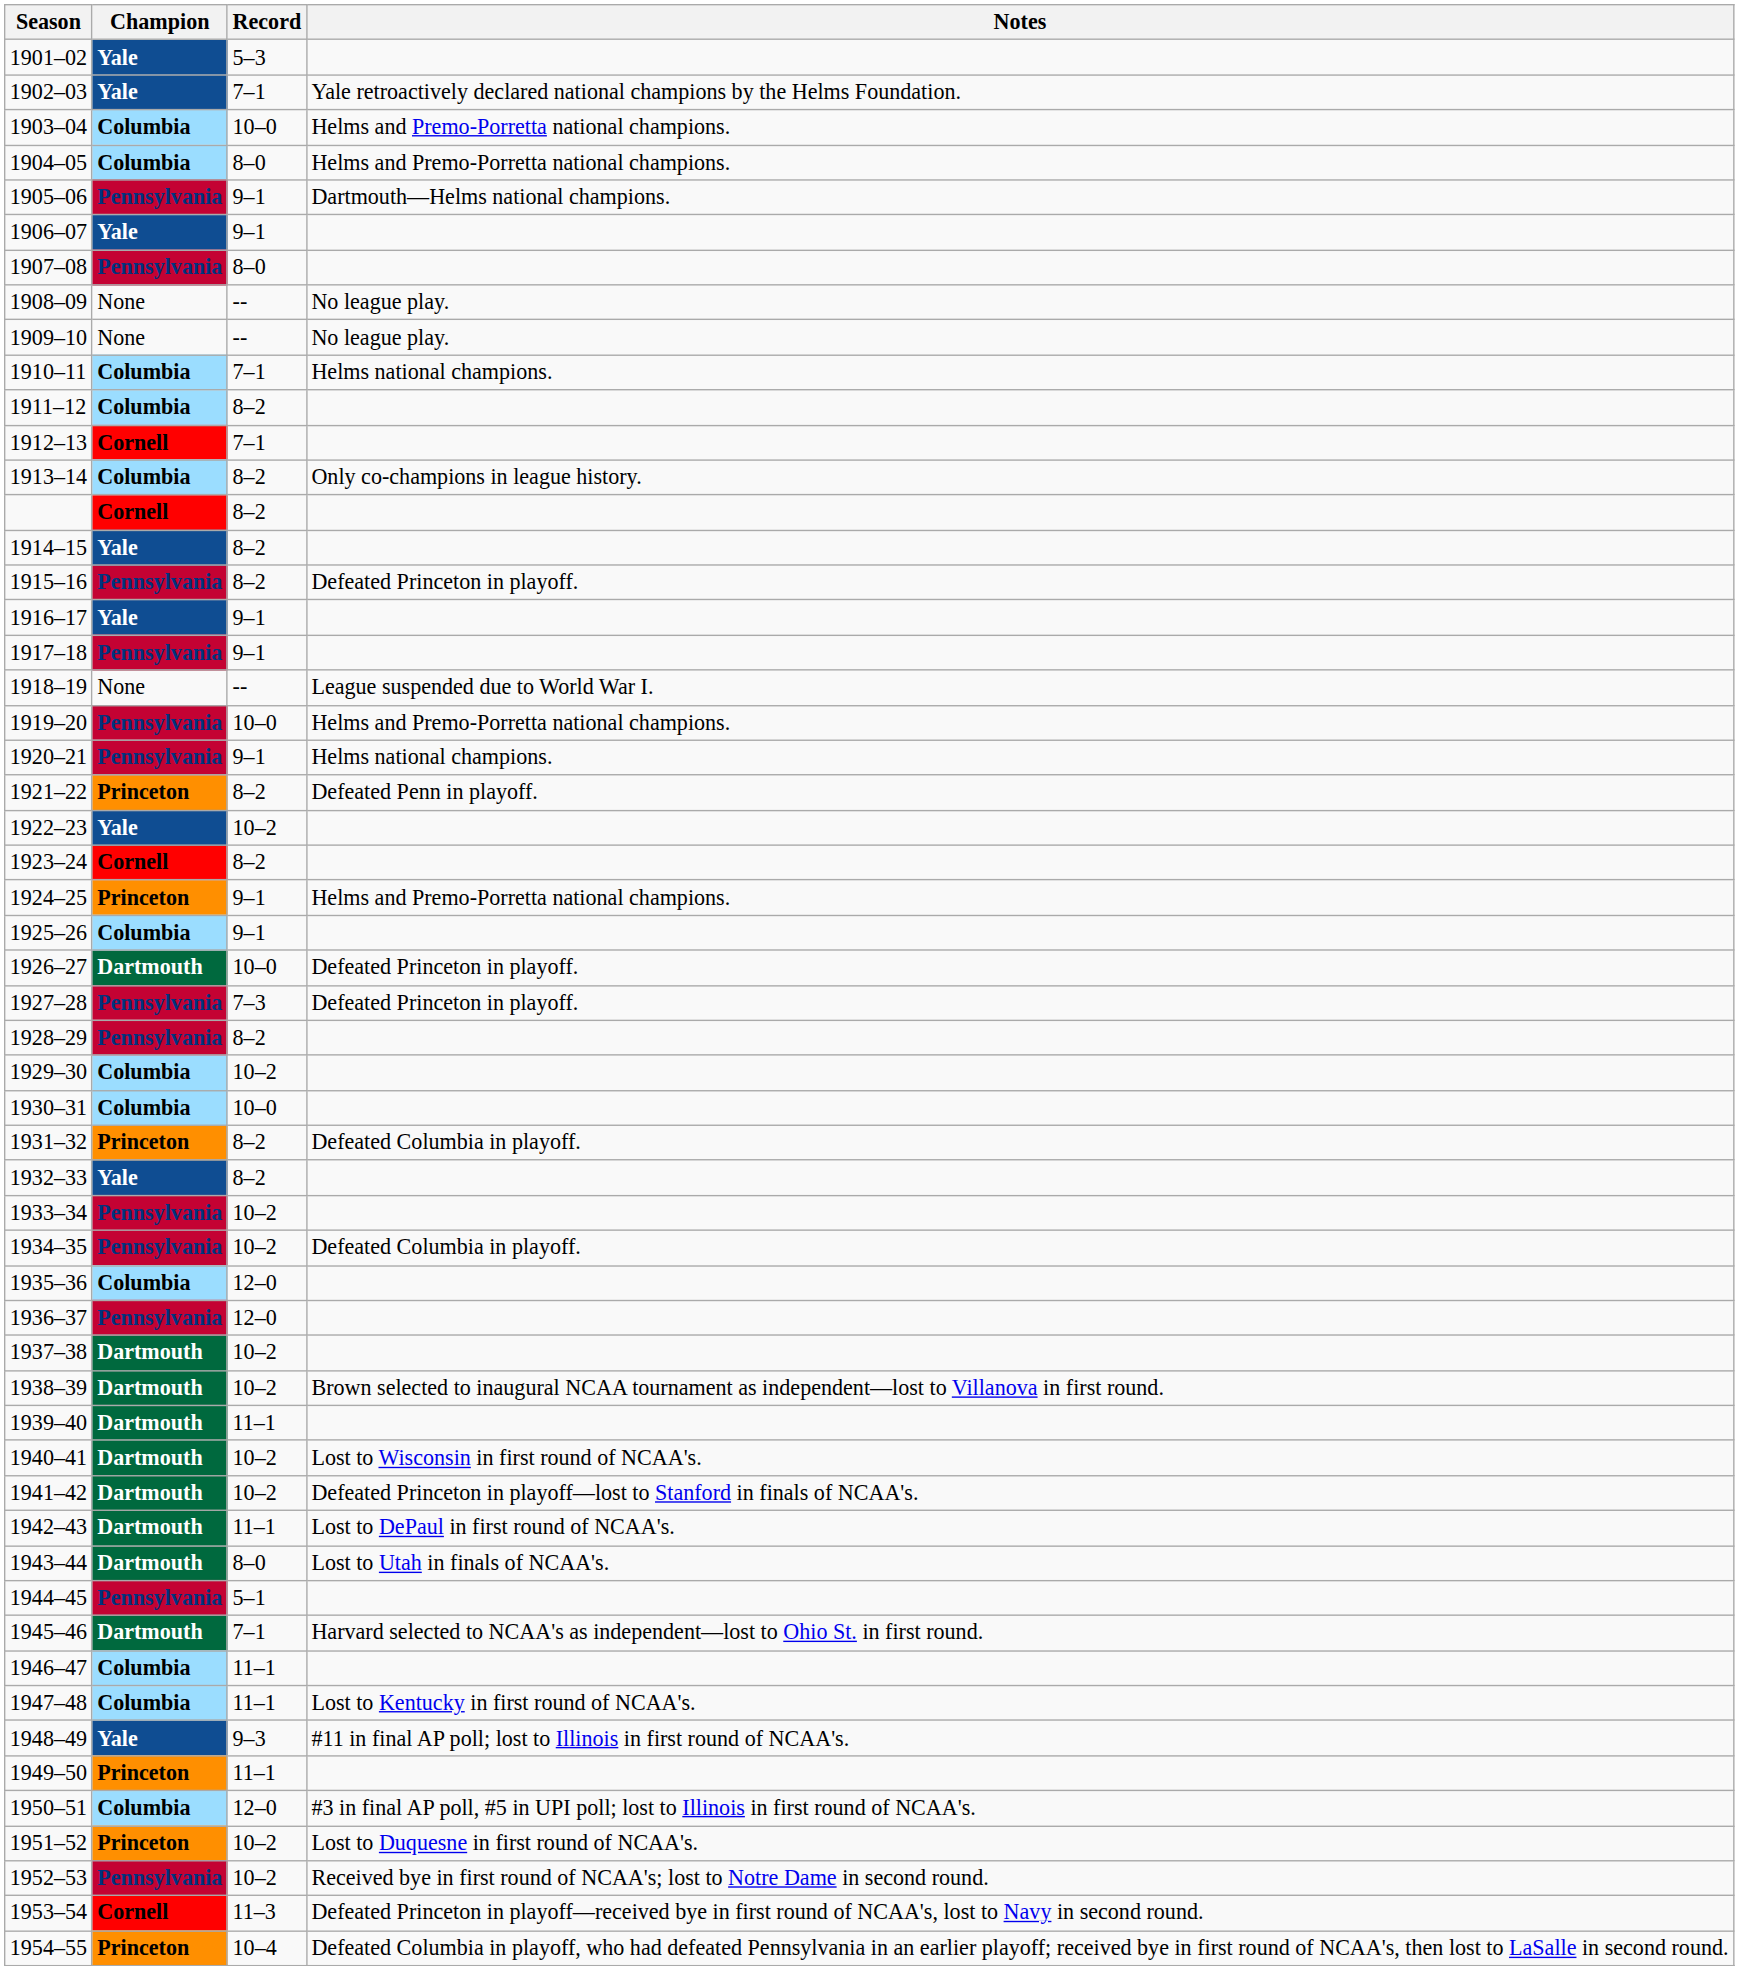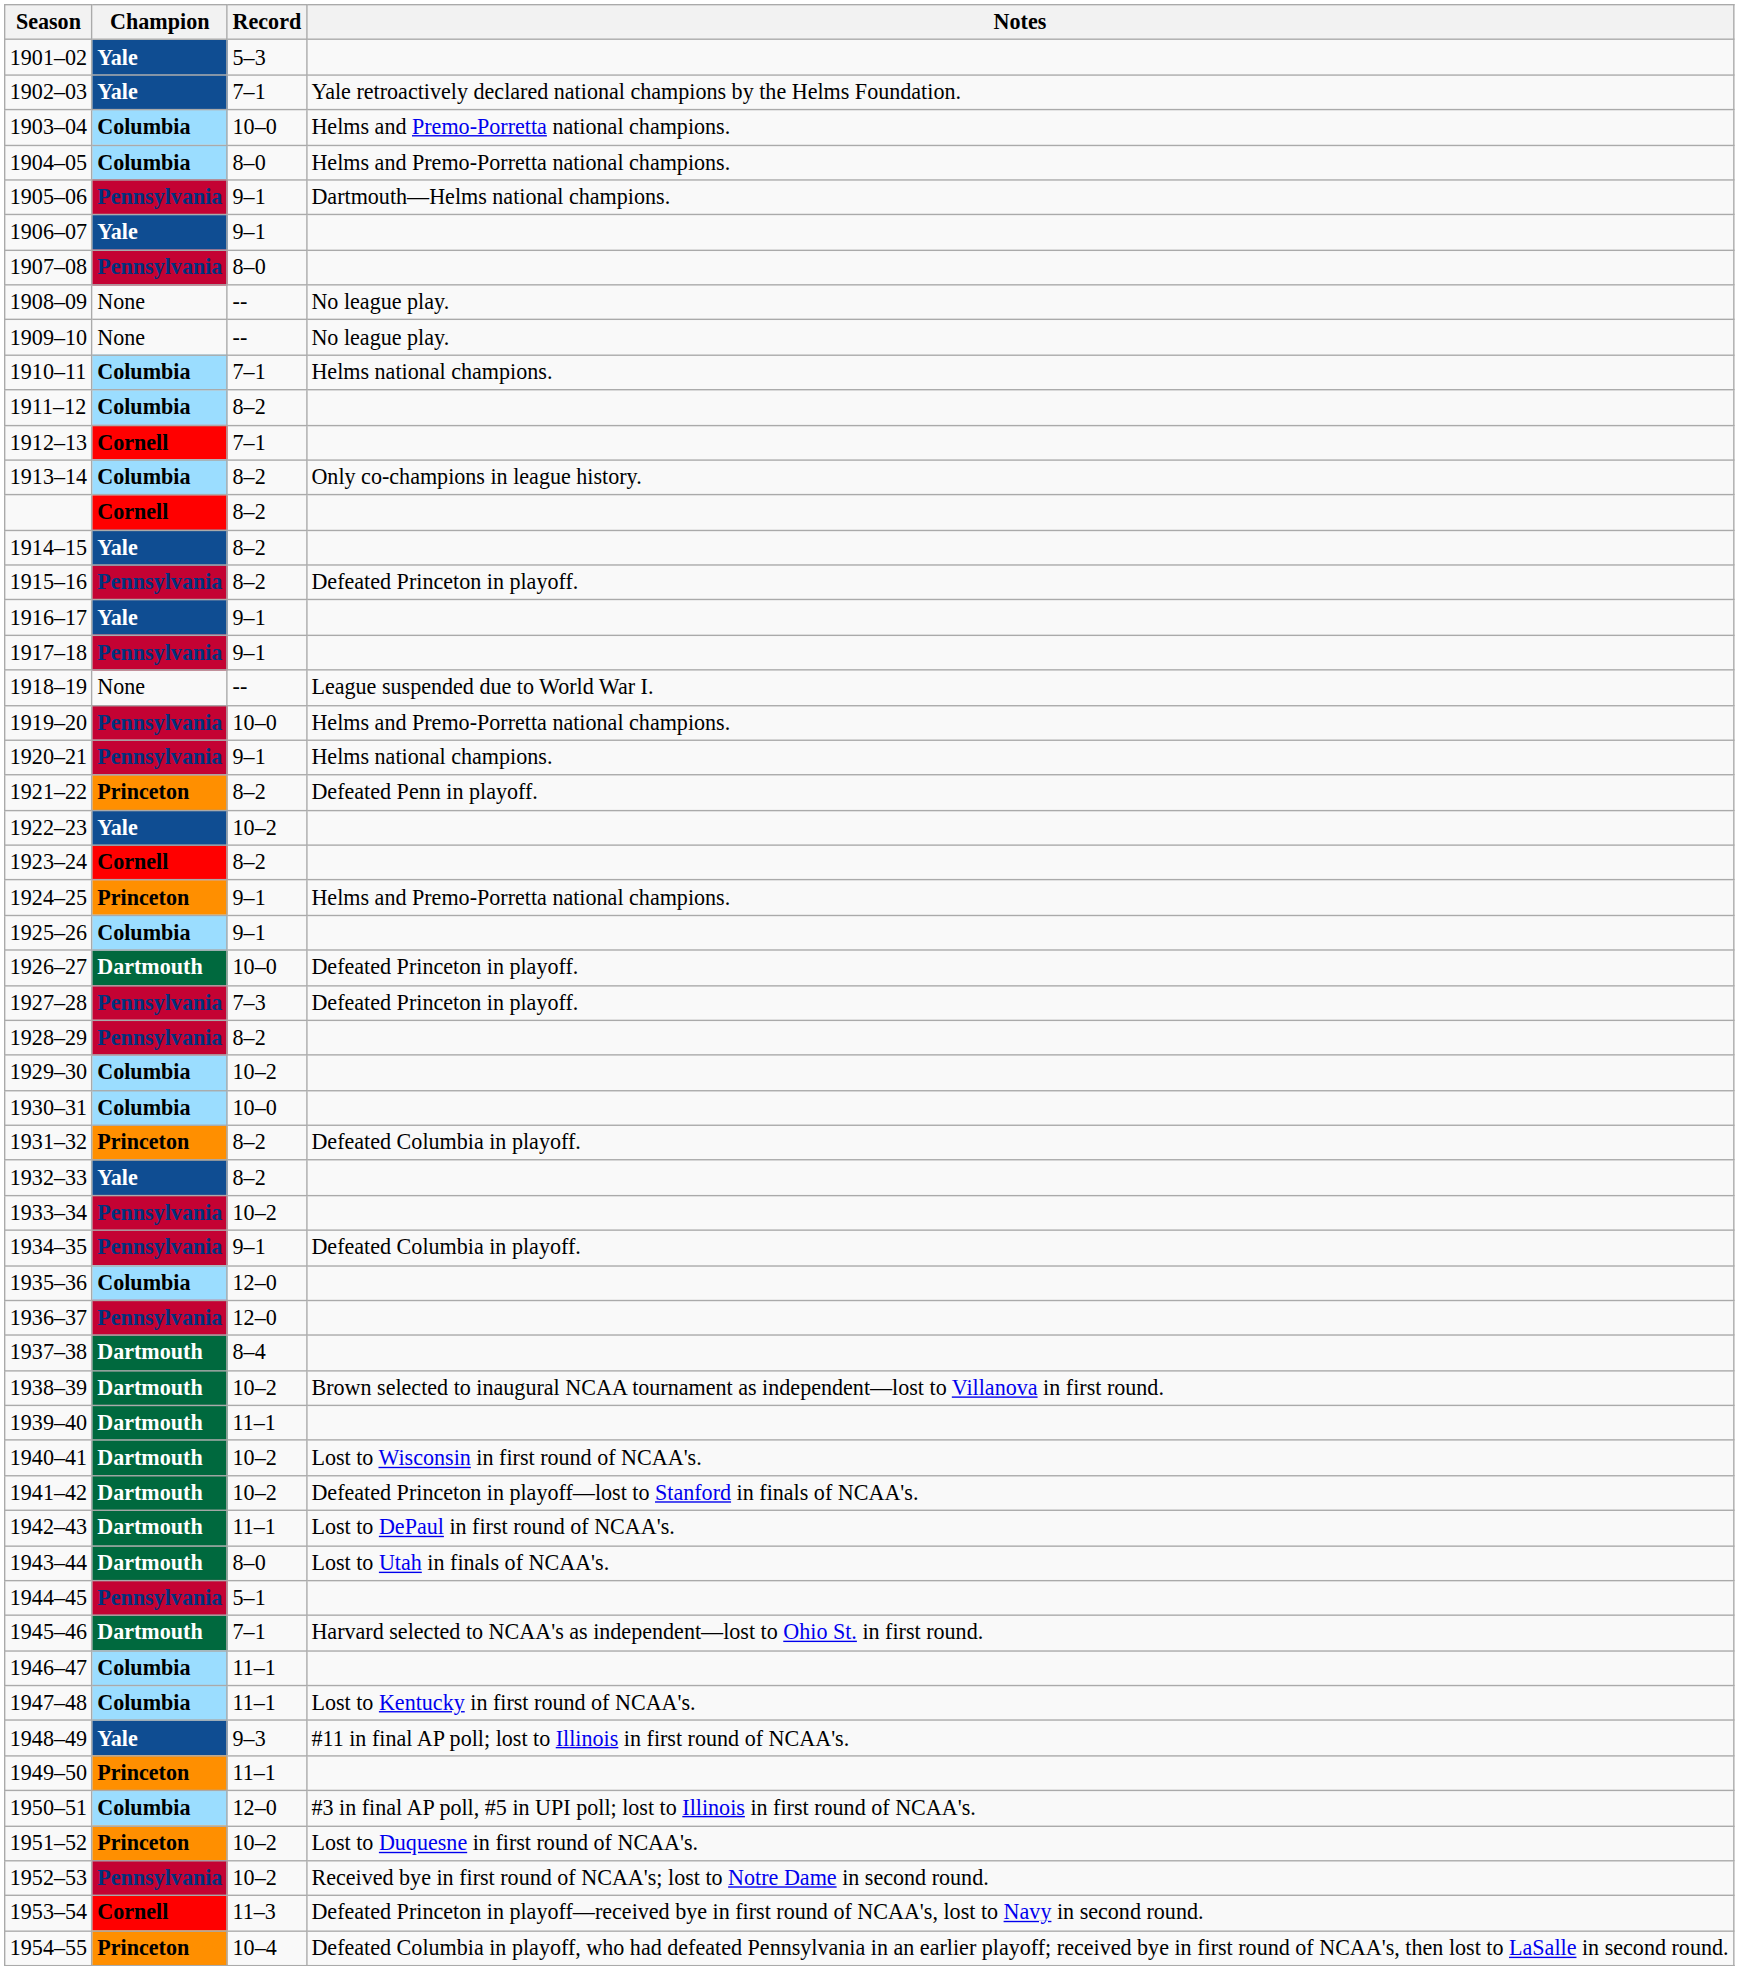(255, 1247) 10–2 -> (249, 1247) 9–1
(255, 1352) 10–2 -> (249, 1352) 8–4
